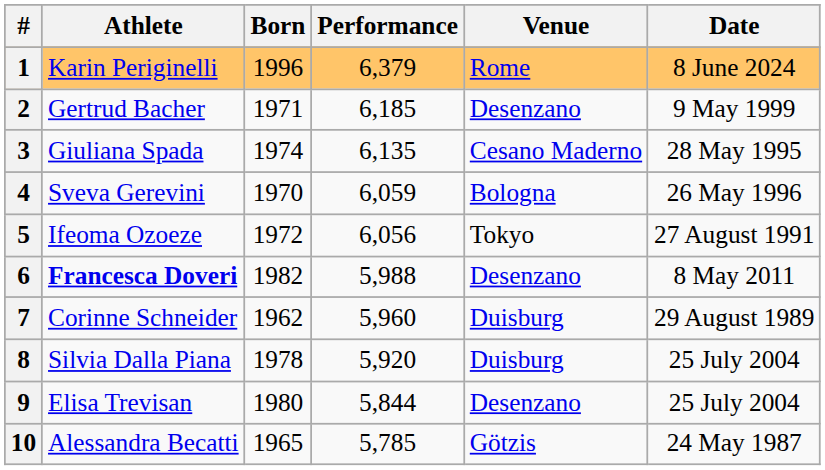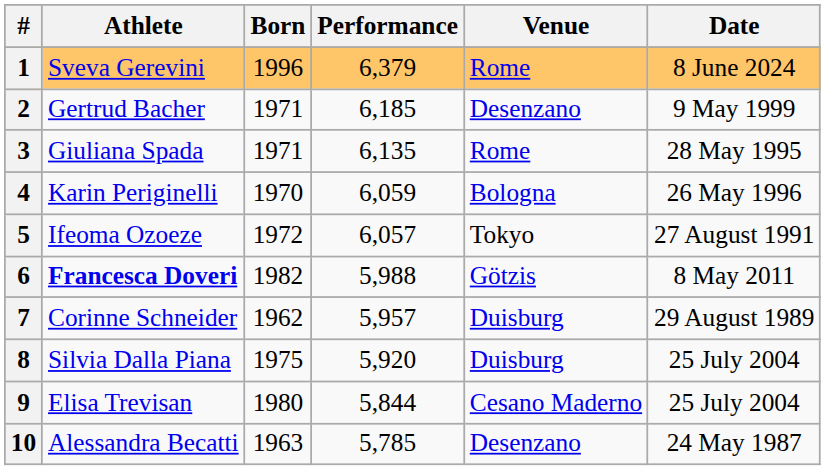(133, 67) Karin Periginelli -> (126, 67) Sveva Gerevini
(278, 151) 1974 -> (278, 151) 1971
(556, 151) Cesano Maderno -> (500, 151) Rome
(126, 192) Sveva Gerevini -> (133, 192) Karin Periginelli
(388, 234) 6,056 -> (388, 234) 6,057
(525, 276) Desenzano -> (503, 276) Götzis
(388, 318) 5,960 -> (388, 318) 5,957
(278, 360) 1978 -> (278, 360) 1975
(525, 401) Desenzano -> (556, 401) Cesano Maderno
(278, 443) 1965 -> (278, 443) 1963
(503, 443) Götzis -> (525, 443) Desenzano
